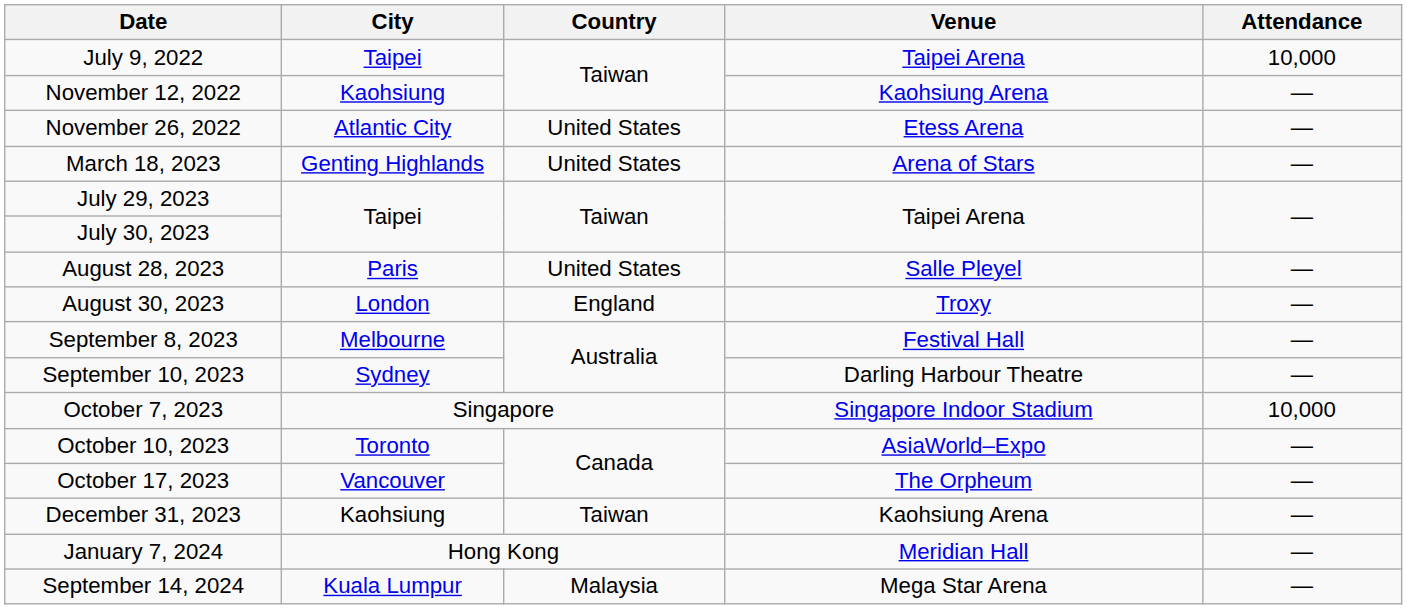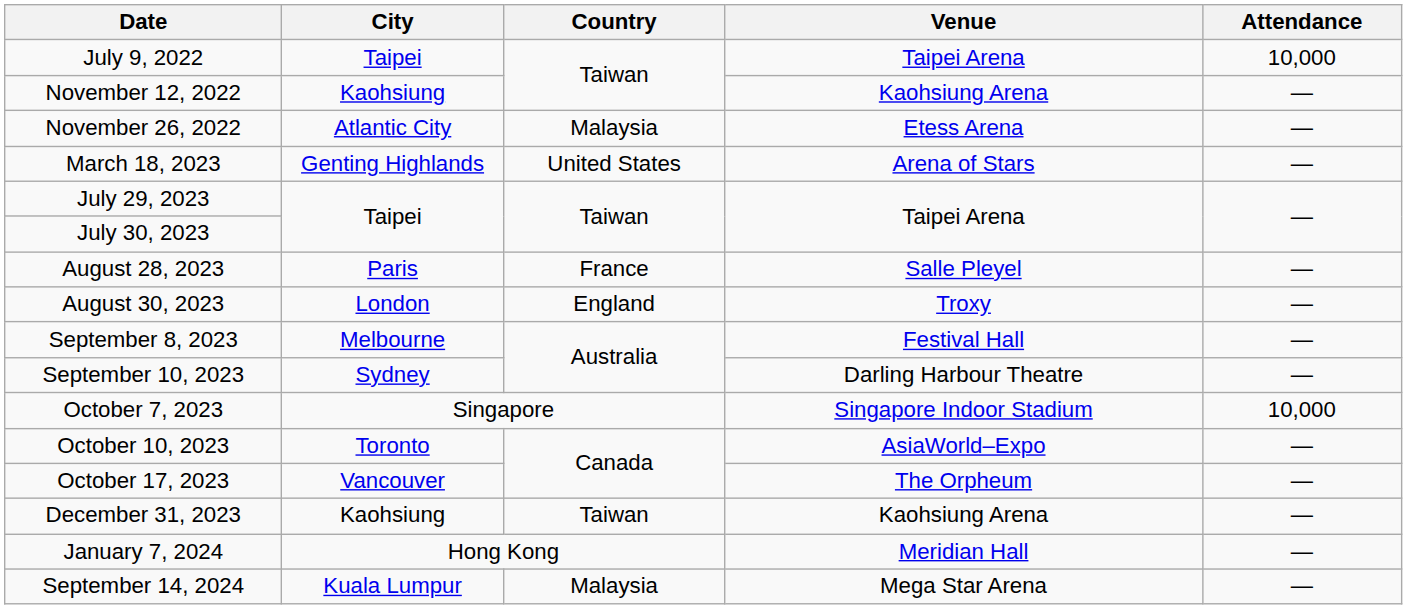(614, 127) United States -> (614, 127) Malaysia
(614, 269) United States -> (614, 269) France
